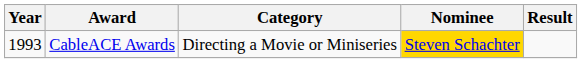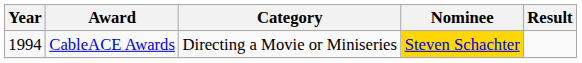(25, 44) 1993 -> (25, 44) 1994
